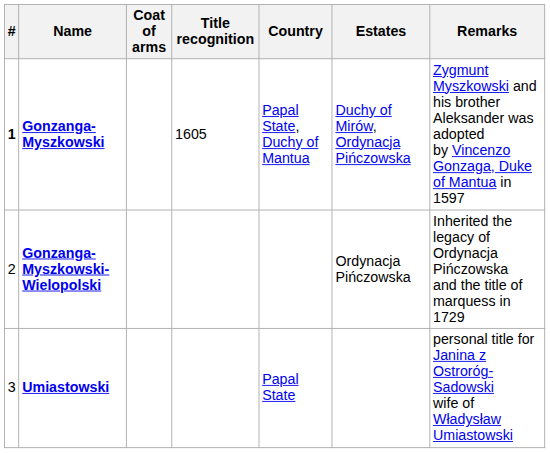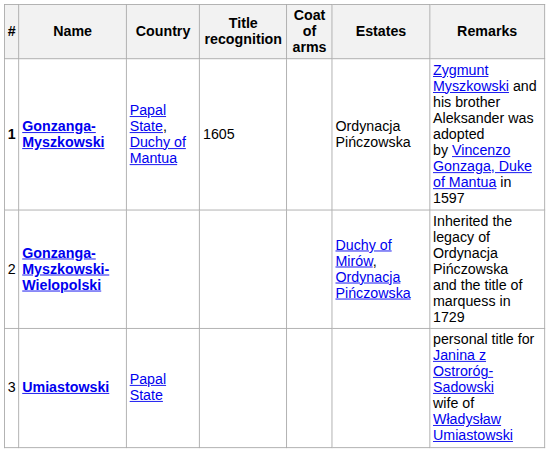columns swapped: (149, 31) <-> (296, 31)
(373, 134) Duchy of Mirów, Ordynacja Pińczowska -> (373, 134) Ordynacja Pińczowska
(373, 269) Ordynacja Pińczowska -> (373, 269) Duchy of Mirów, Ordynacja Pińczowska
